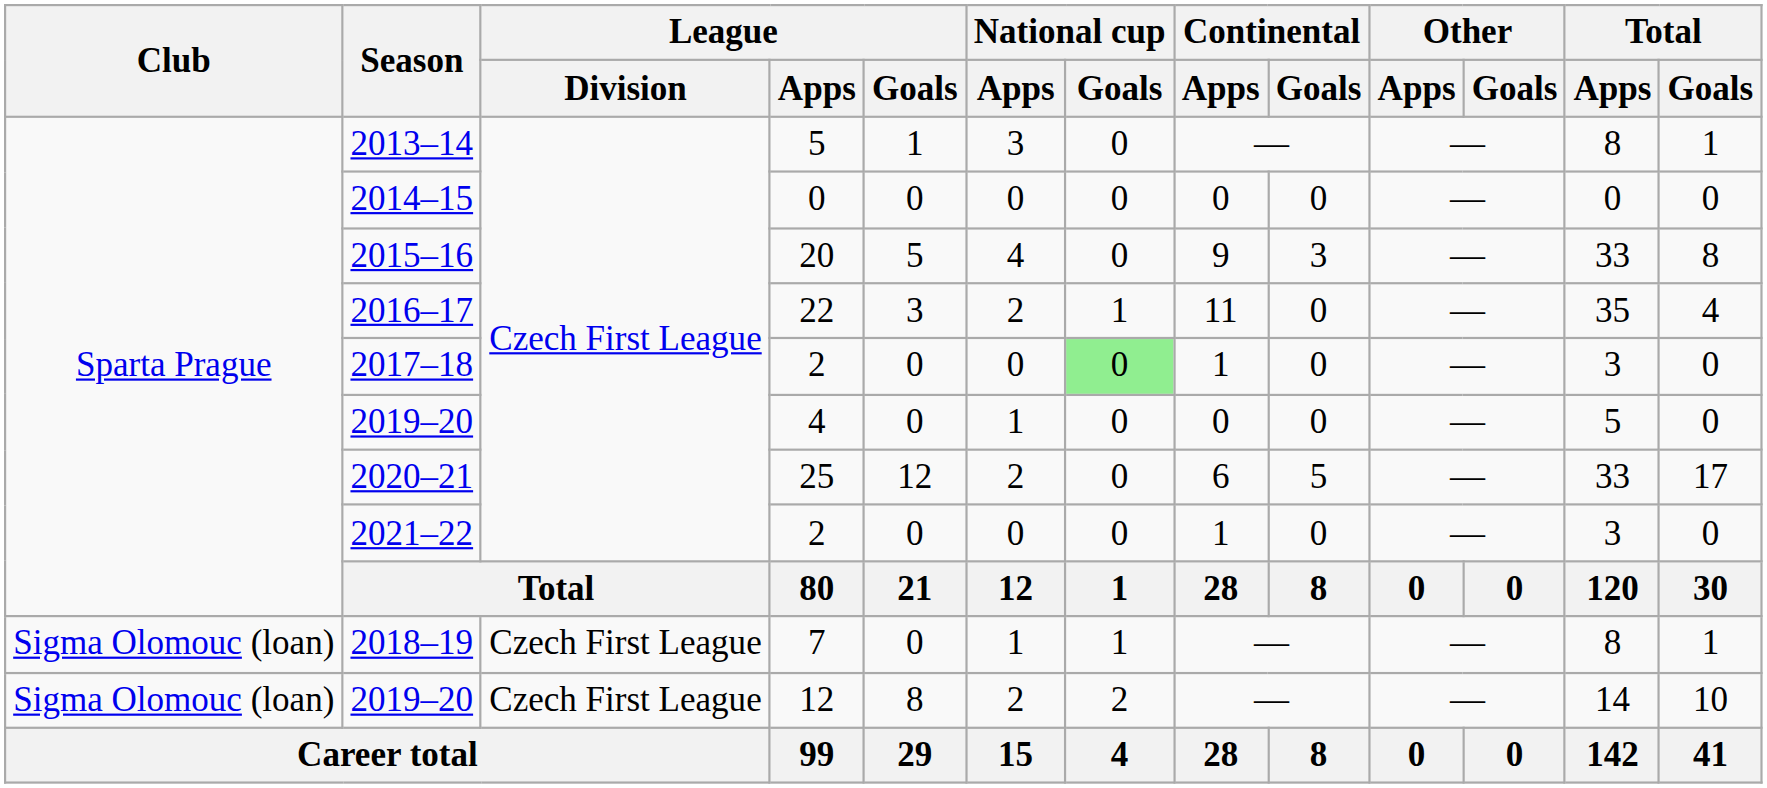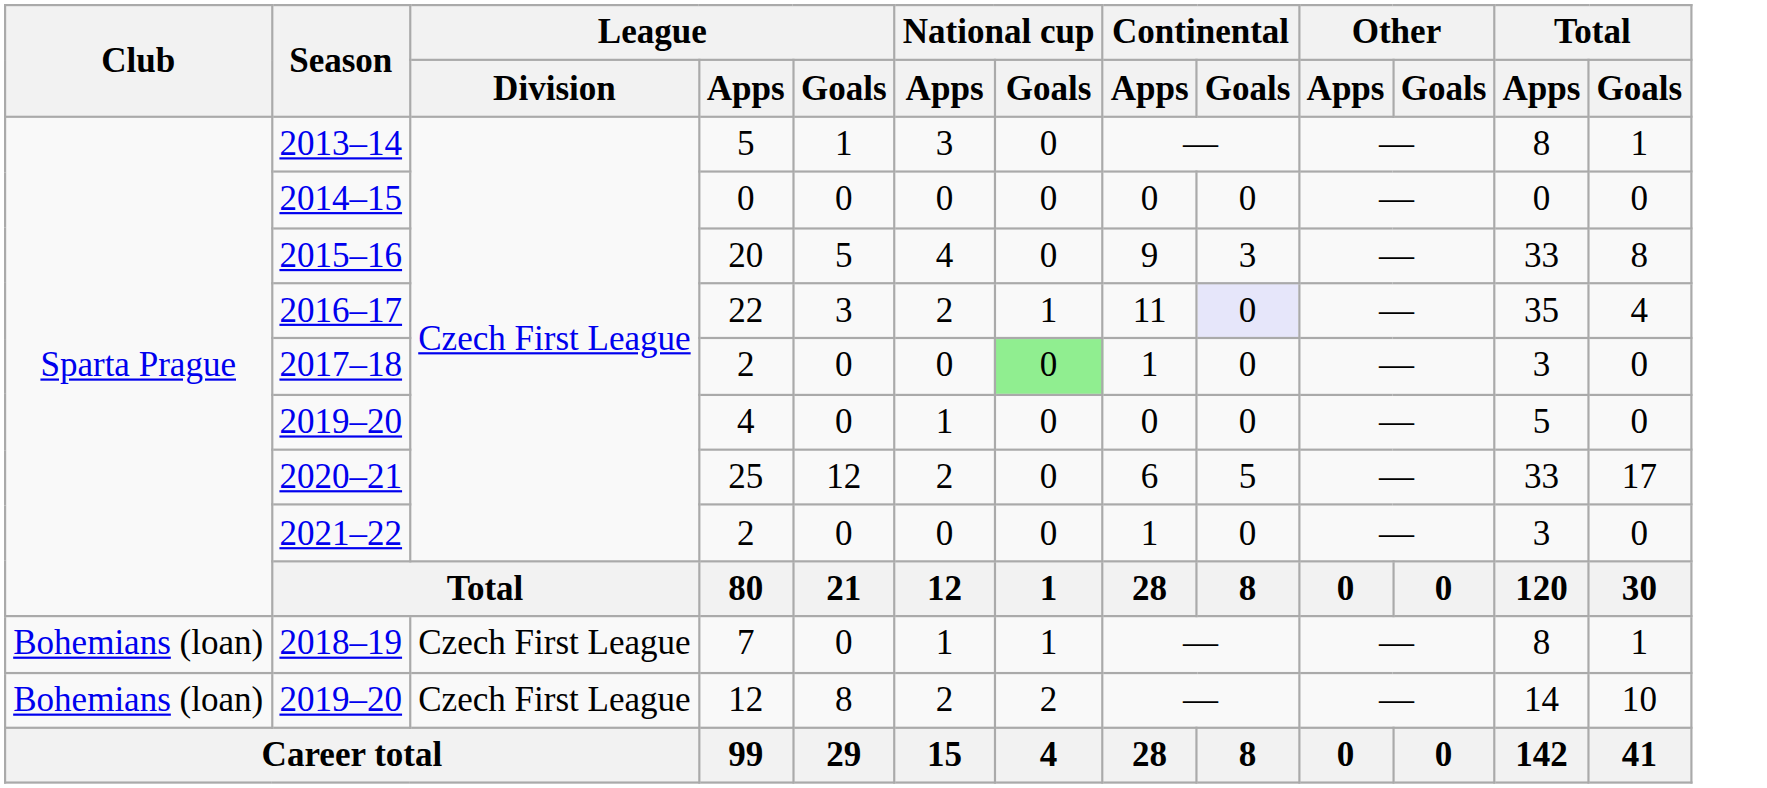(1319, 310) no background -> (1248, 310) lavender background
(174, 643) Sigma Olomouc (loan) -> (138, 643) Bohemians (loan)
(174, 699) Sigma Olomouc (loan) -> (138, 699) Bohemians (loan)
